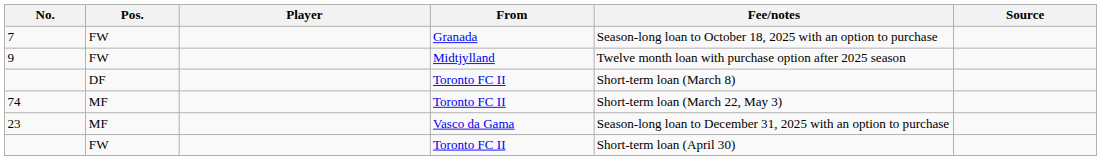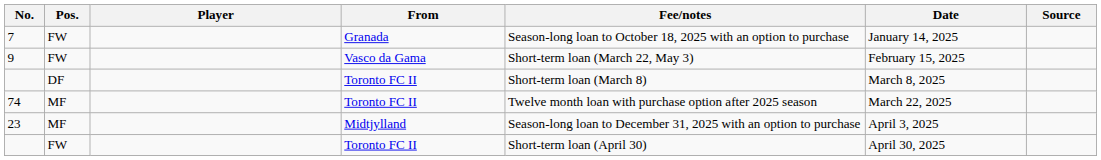+ column: (946, 15)
(464, 58) Midtjylland -> (385, 58) Vasco da Gama
(751, 58) Twelve month loan with purchase option after 2025 season -> (601, 58) Short-term loan (March 22, May 3)
(689, 102) Short-term loan (March 22, May 3) -> (662, 102) Twelve month loan with purchase option after 2025 season
(474, 123) Vasco da Gama -> (375, 123) Midtjylland
